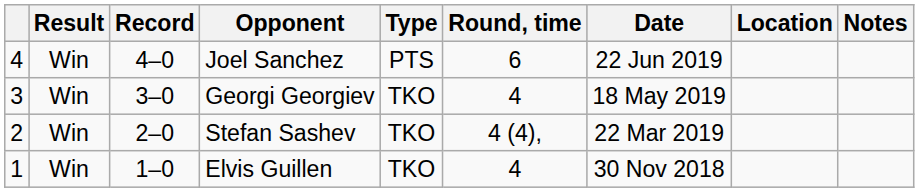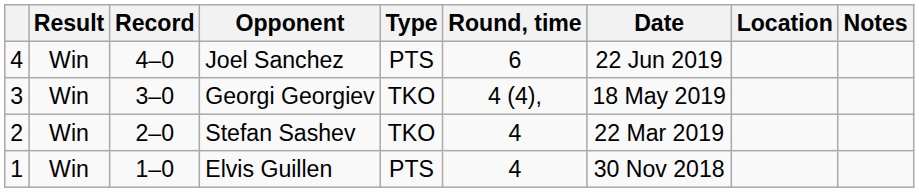(515, 96) 4 -> (515, 96) 4 (4),
(515, 133) 4 (4), -> (515, 133) 4
(411, 170) TKO -> (411, 170) PTS
